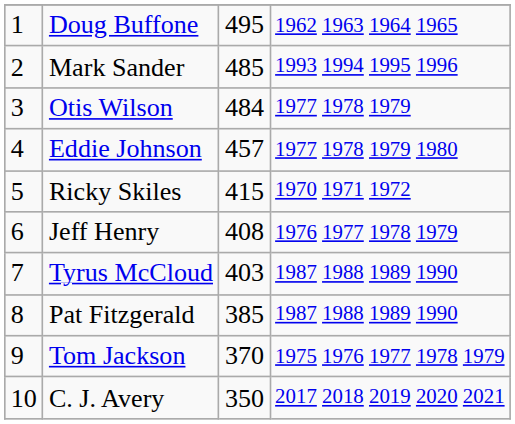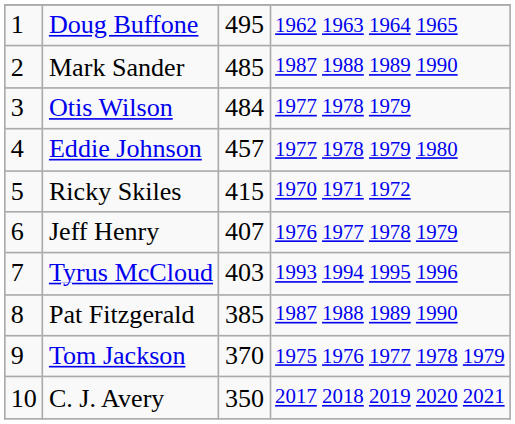(366, 66) 1993 1994 1995 1996 -> (366, 66) 1987 1988 1989 1990
(245, 231) 408 -> (245, 231) 407
(366, 273) 1987 1988 1989 1990 -> (366, 273) 1993 1994 1995 1996
